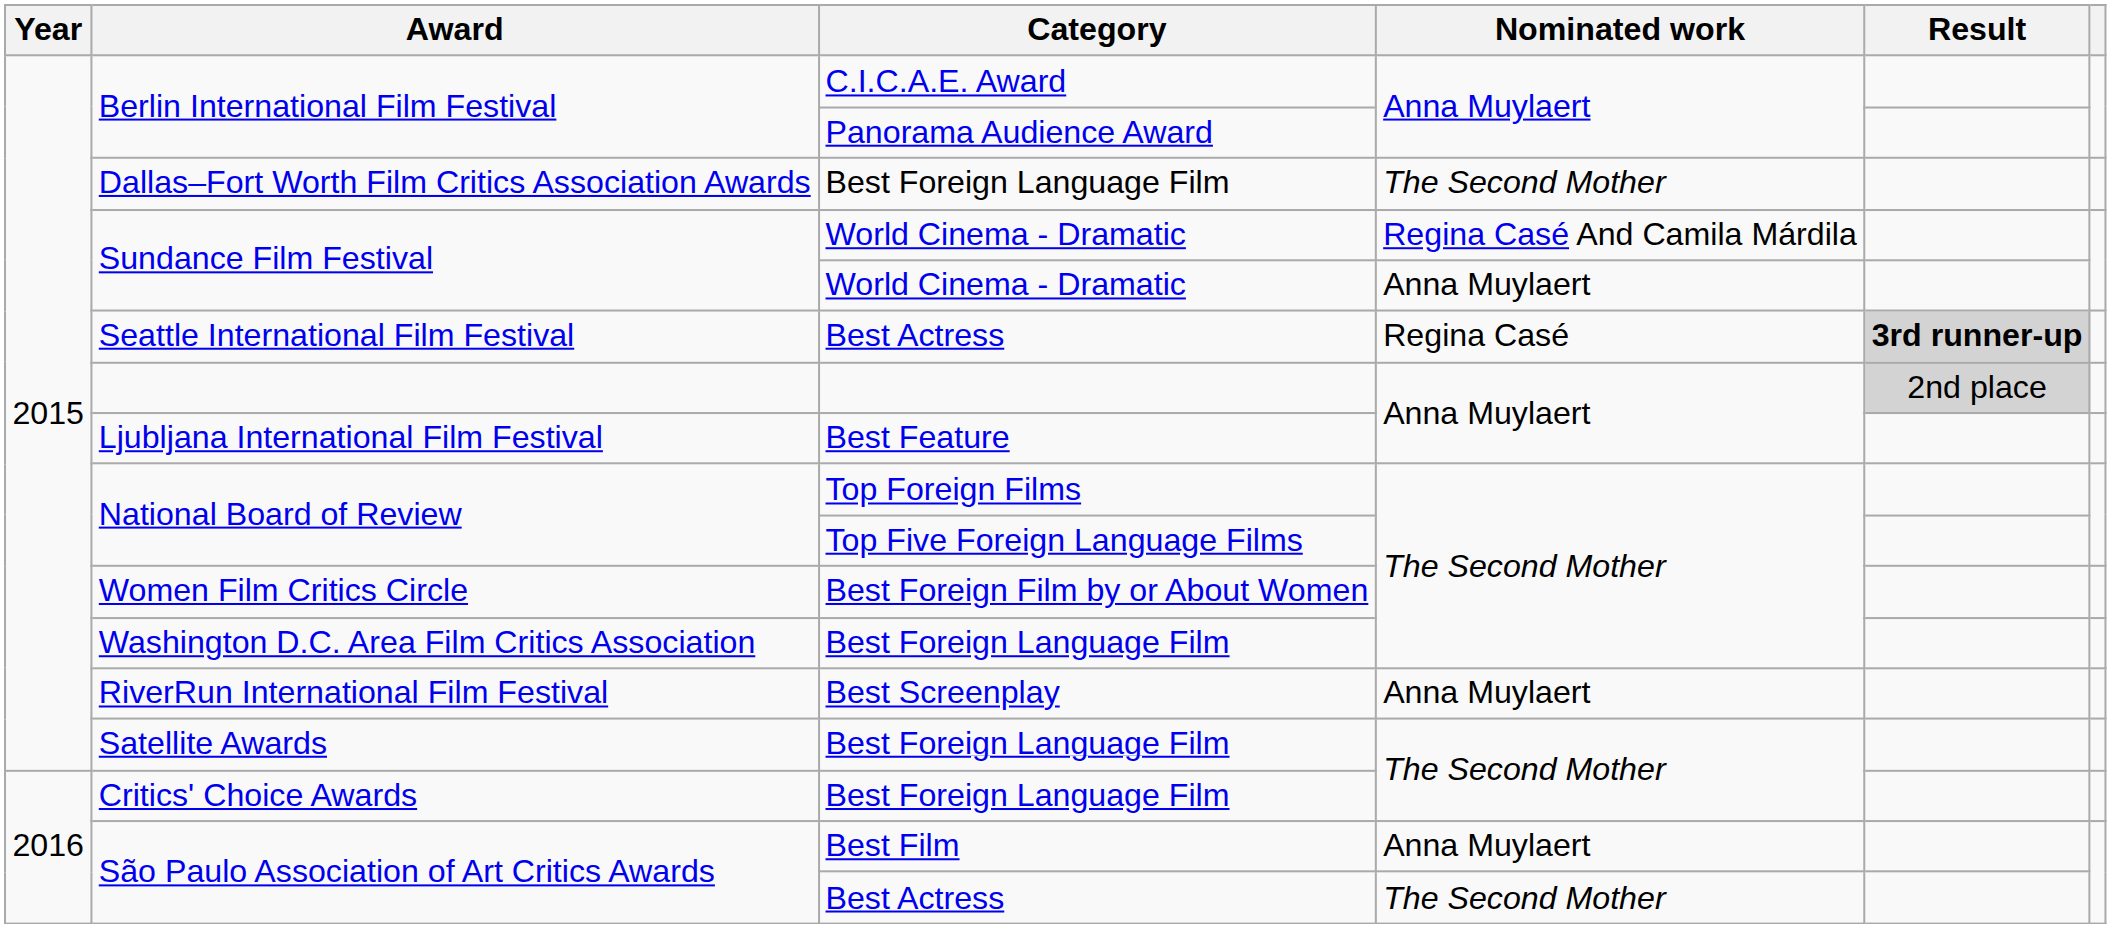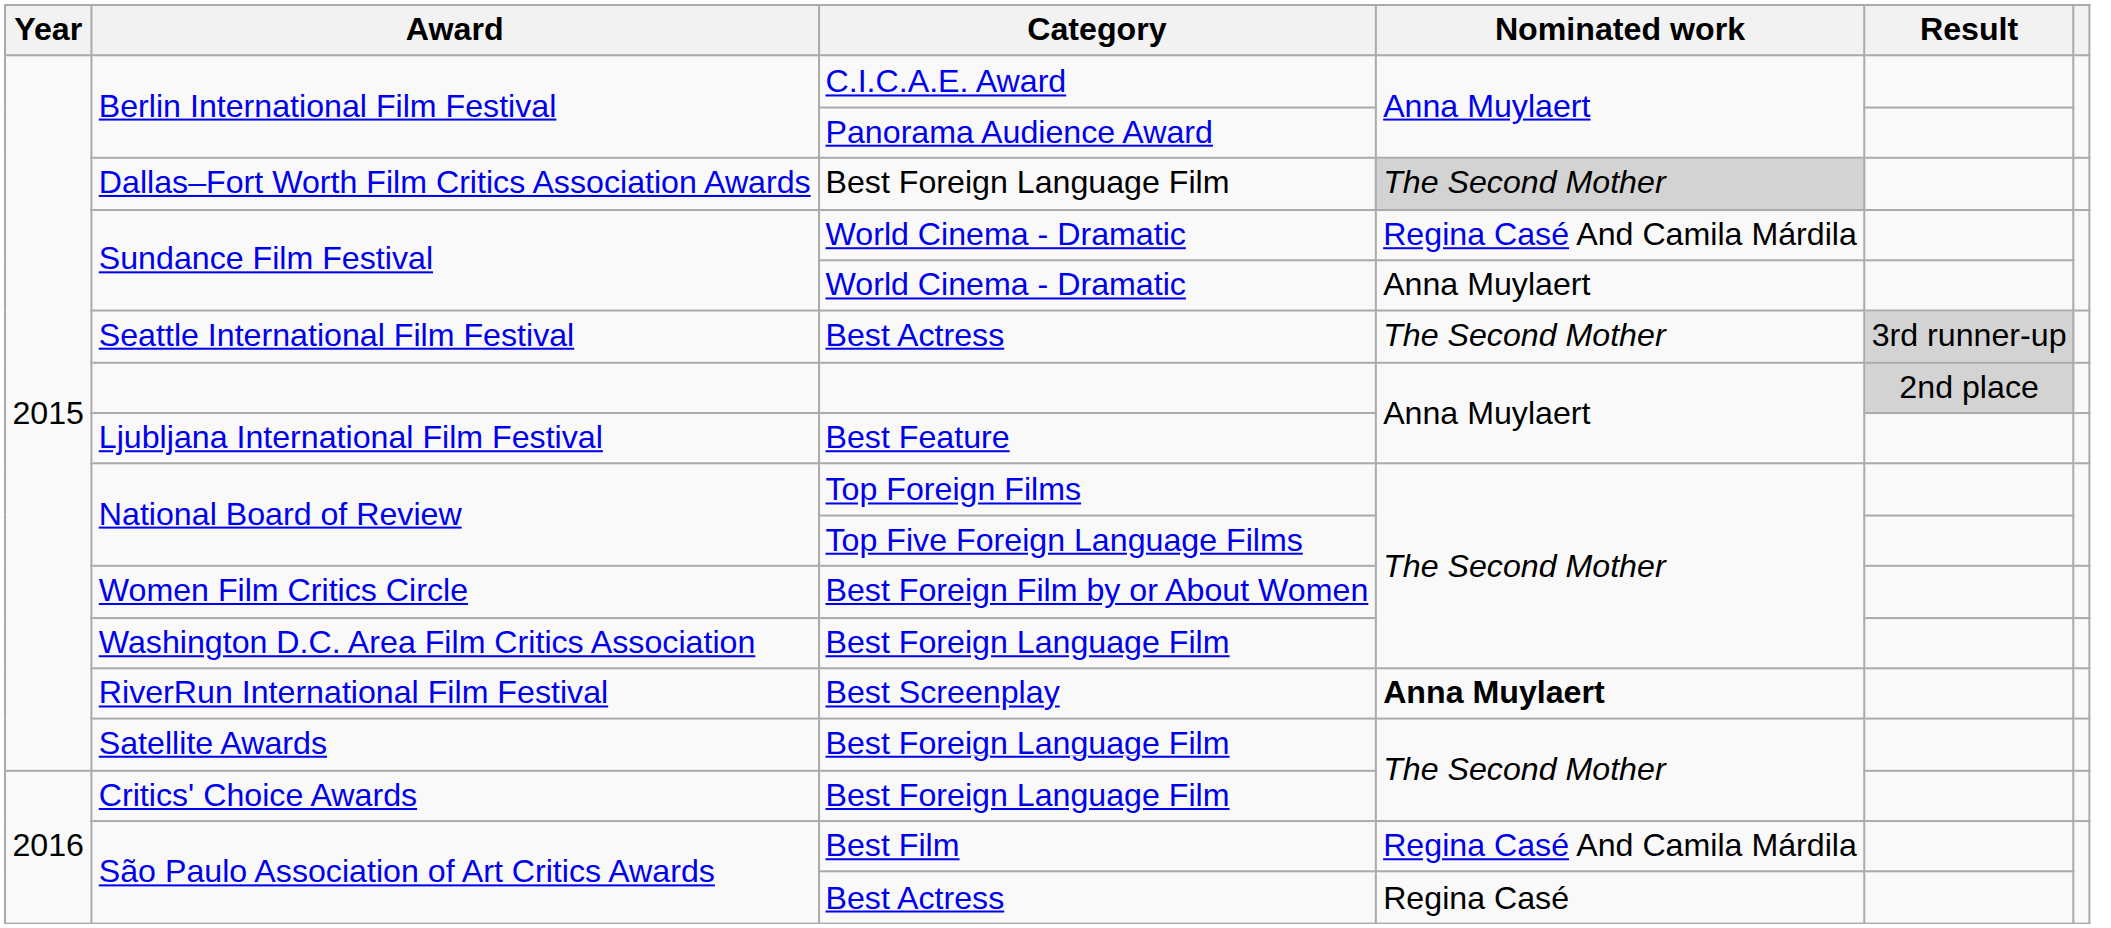(1524, 183) no background -> (1524, 183) lightgrey background
(1476, 336) Regina Casé -> (1524, 336) The Second Mother
(1977, 336) bold -> (1969, 336) normal
(1487, 693) normal -> (1494, 693) bold
(1487, 846) Anna Muylaert -> (1620, 846) Regina Casé And Camila Márdila
(1524, 897) The Second Mother -> (1476, 897) Regina Casé
